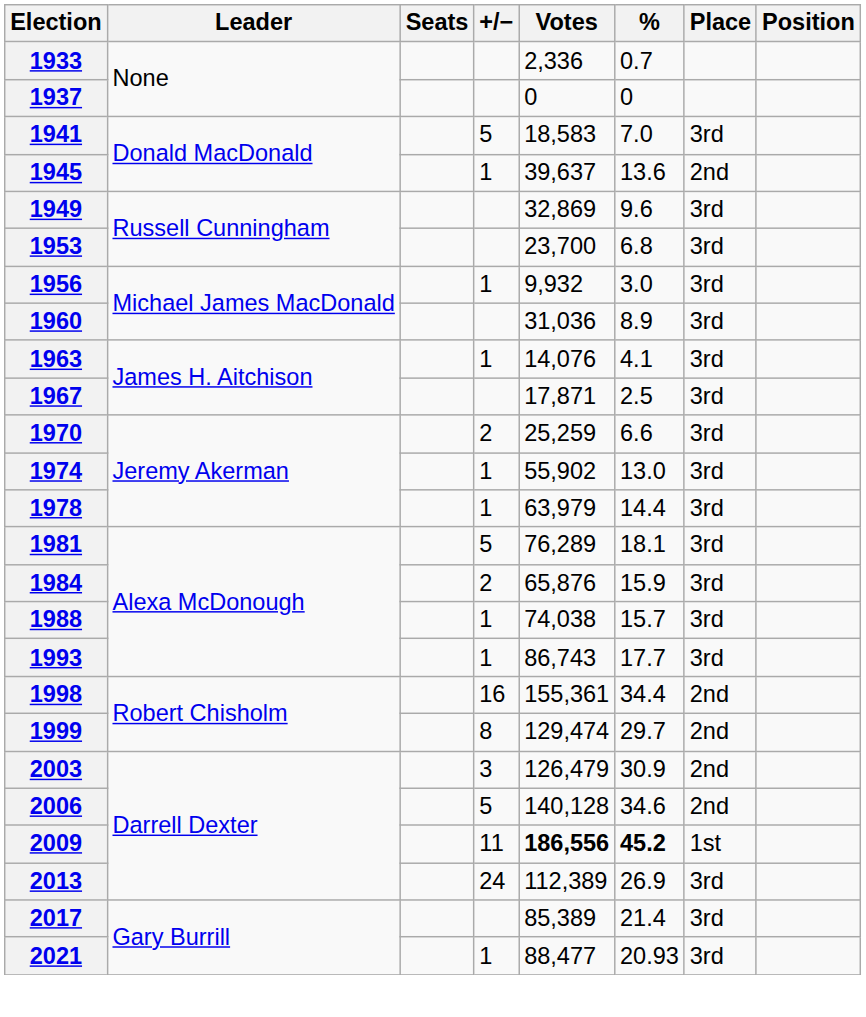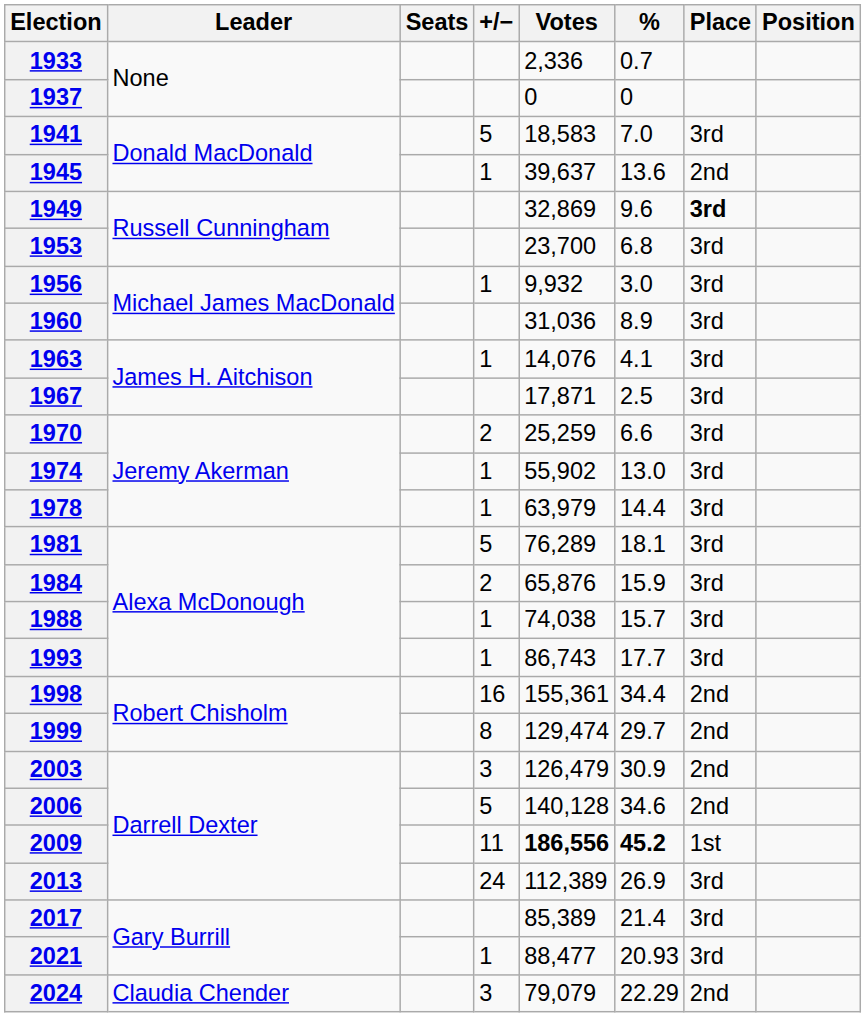(707, 209) normal -> (708, 209) bold
+ row: (56, 992)
